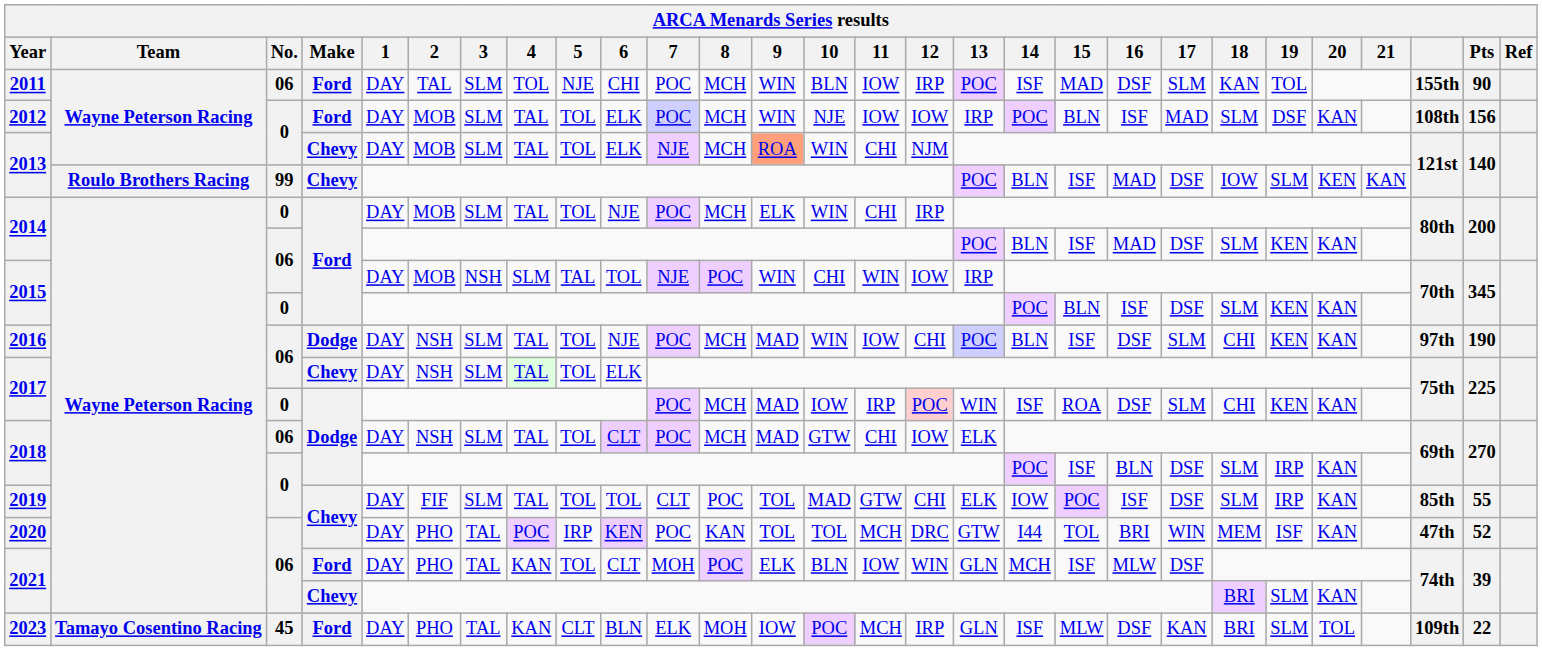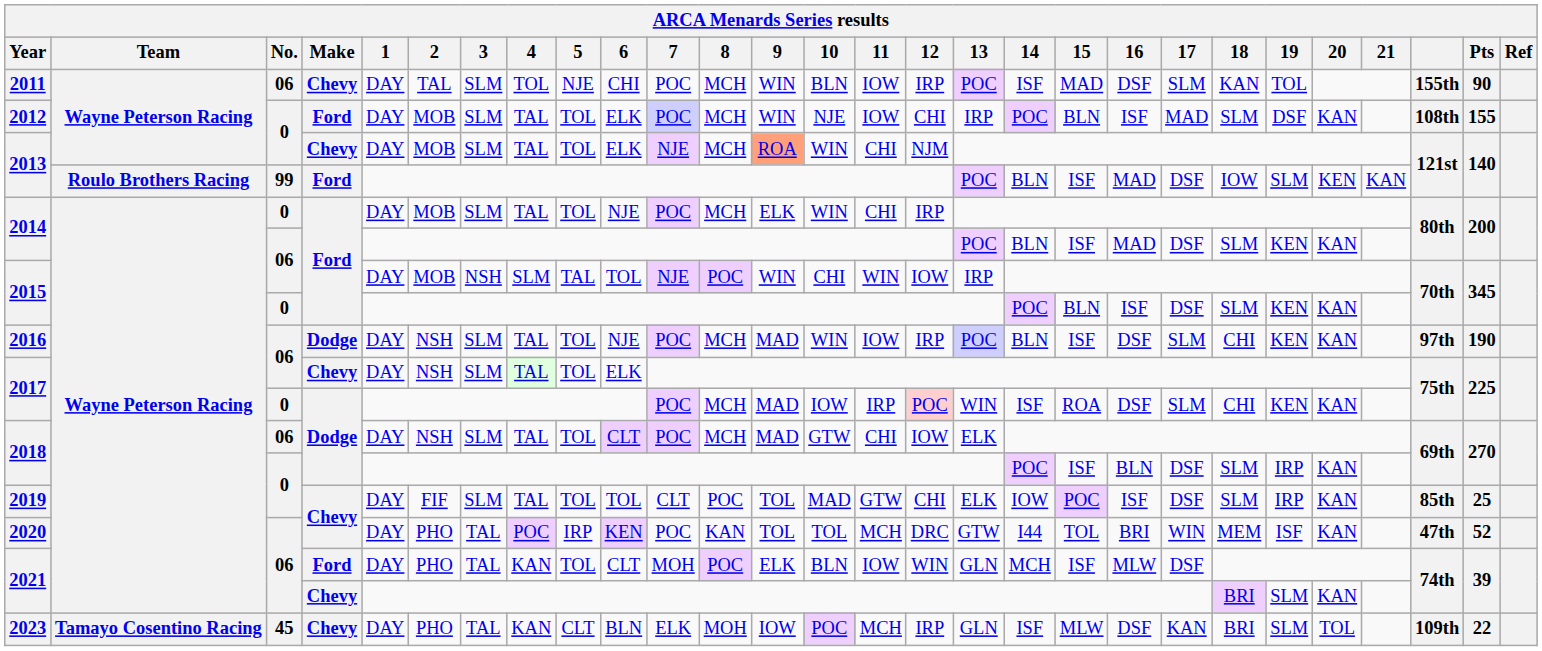(332, 84) Ford -> (332, 84) Chevy
(930, 116) IOW -> (930, 116) CHI
(1482, 116) 156 -> (1482, 116) 155
(332, 180) Chevy -> (332, 180) Ford
(930, 340) CHI -> (930, 340) IRP
(1482, 500) 55 -> (1482, 500) 25
(332, 628) Ford -> (332, 628) Chevy
